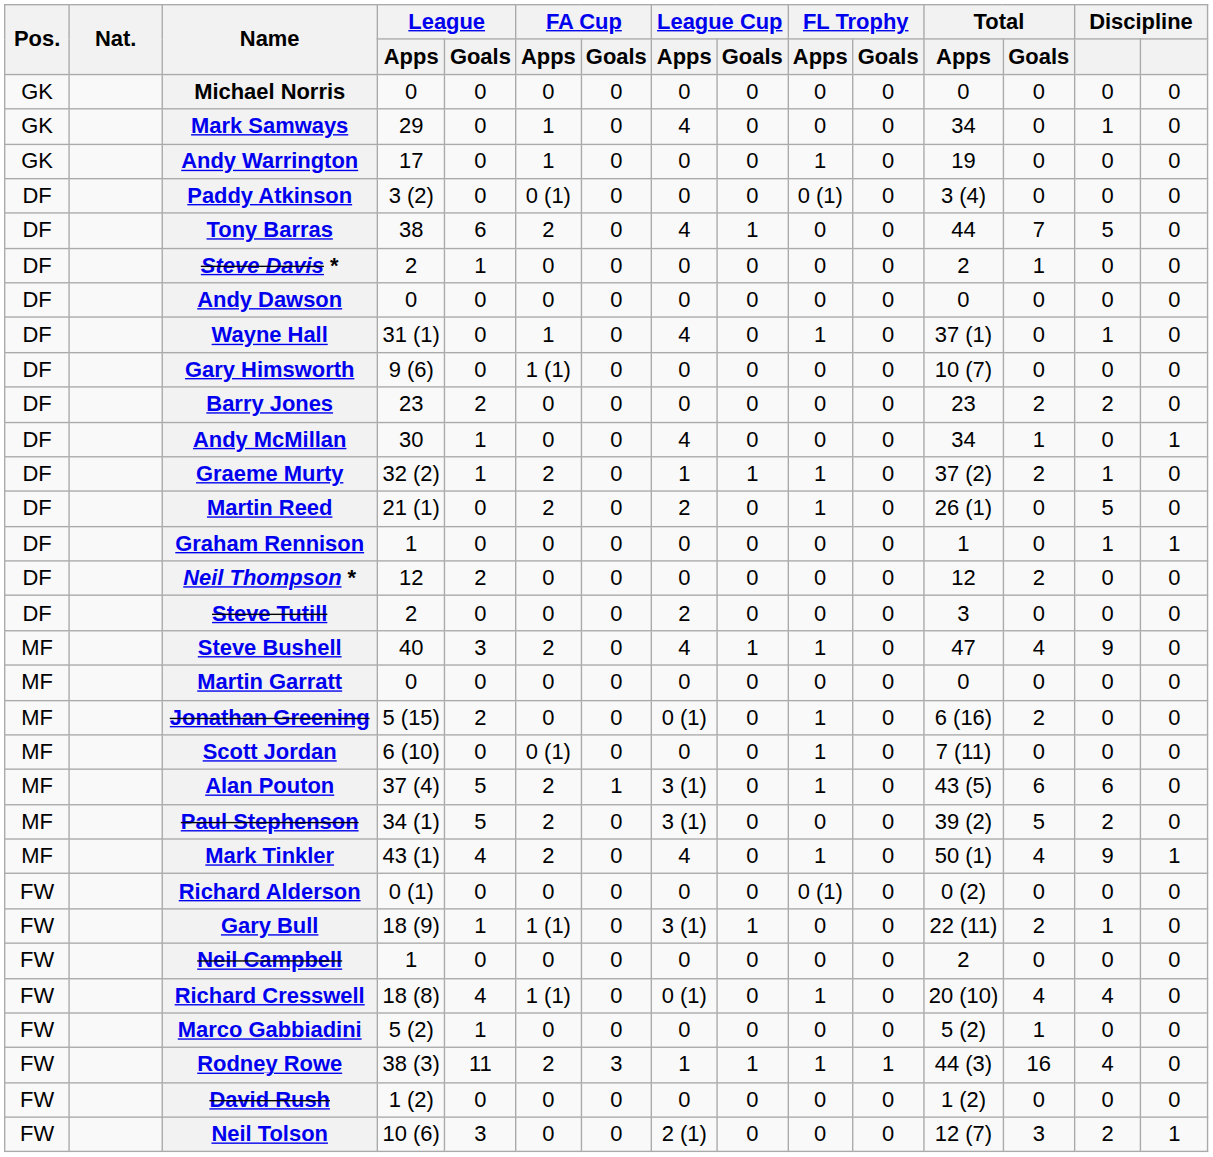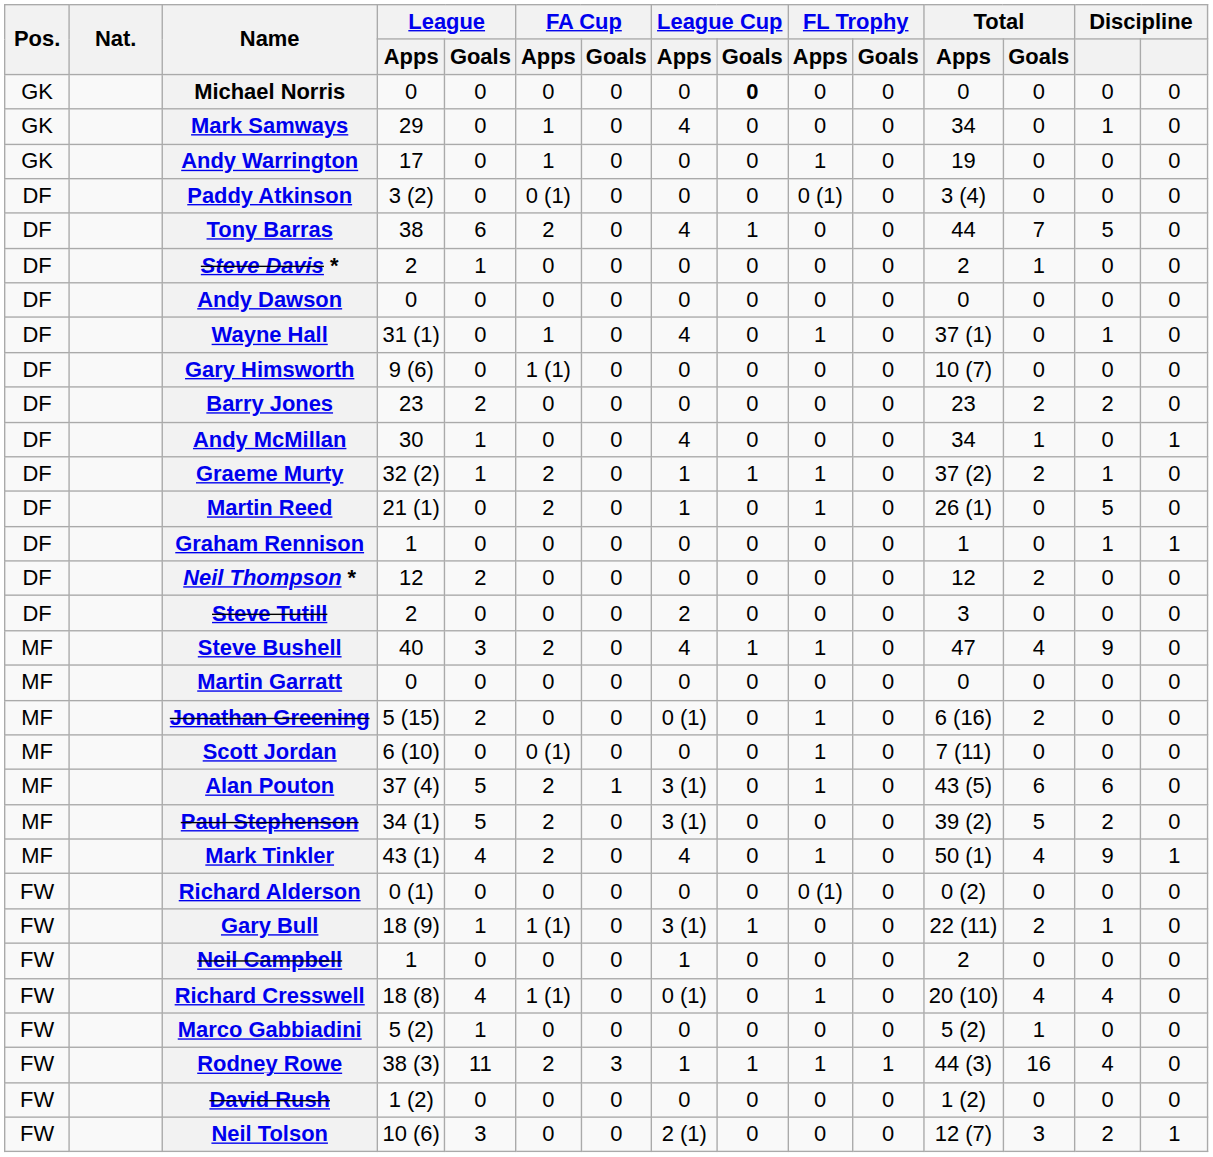(752, 91) normal -> (752, 91) bold
(684, 508) 2 -> (684, 508) 1
(684, 960) 0 -> (684, 960) 1
